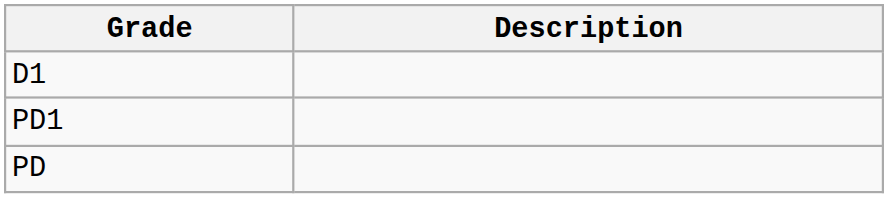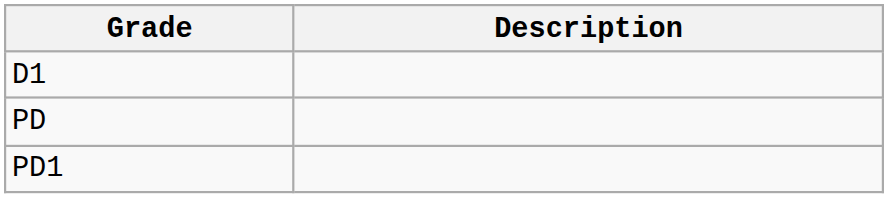rows swapped: (29, 168) <-> (38, 122)
